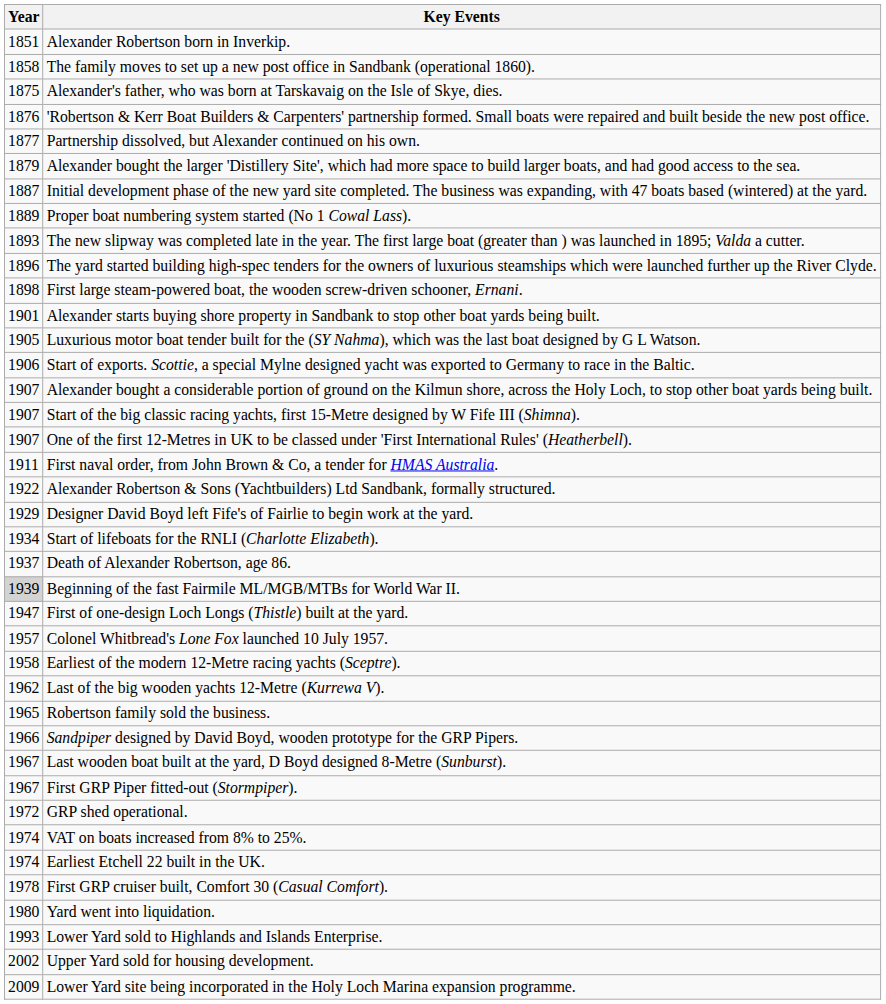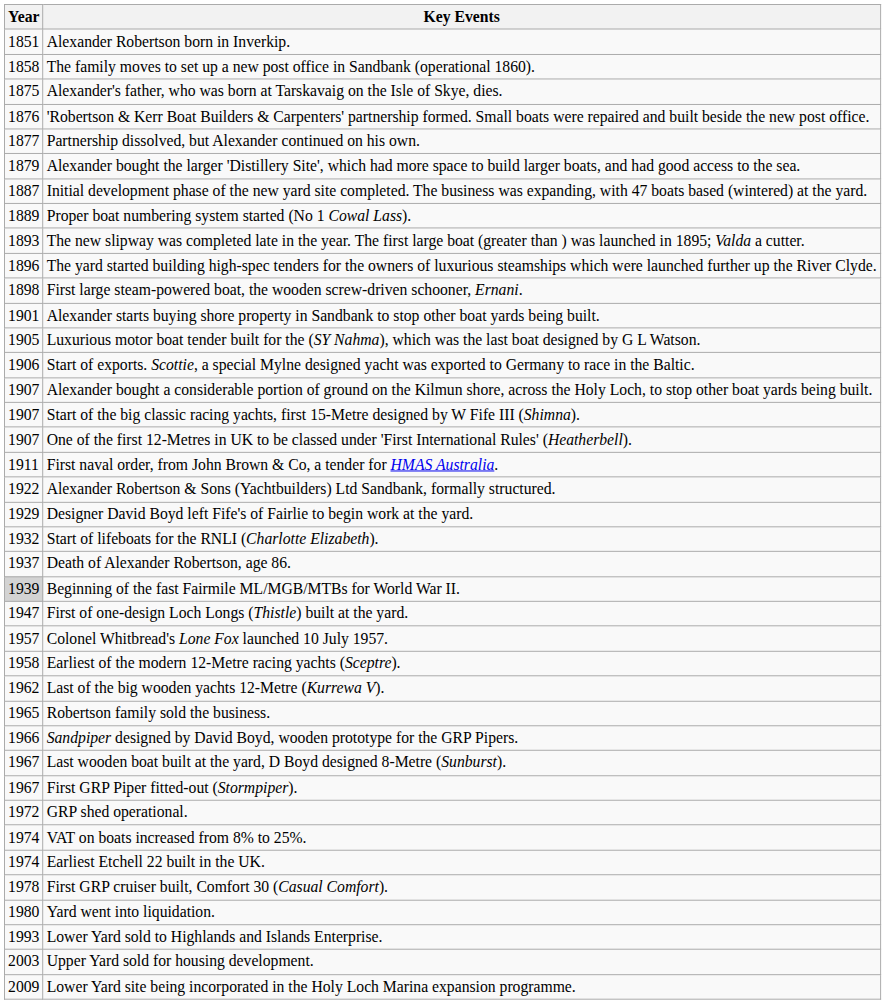(24, 539) 1934 -> (24, 539) 1932
(24, 961) 2002 -> (24, 961) 2003
